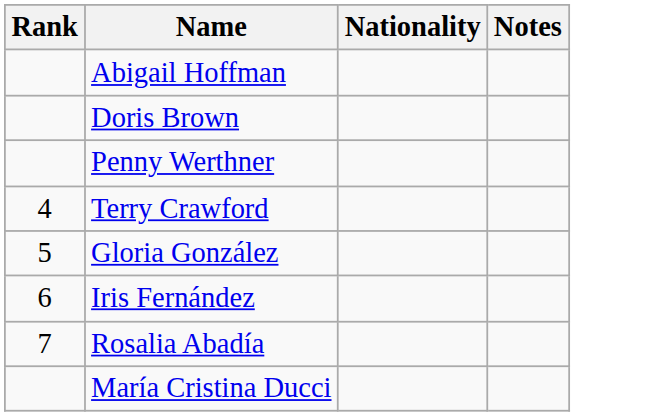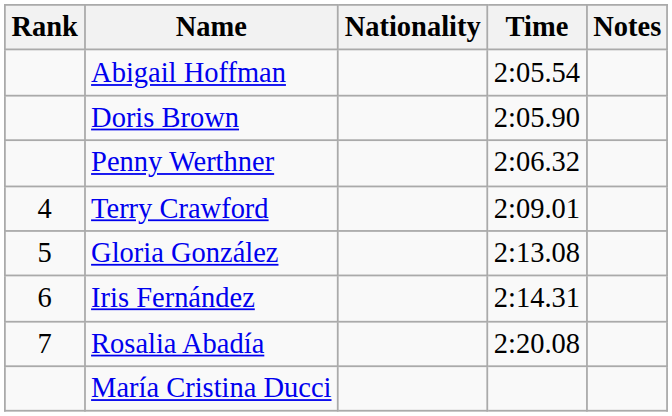+ column: (537, 27)
